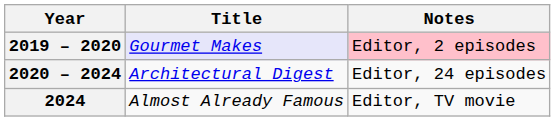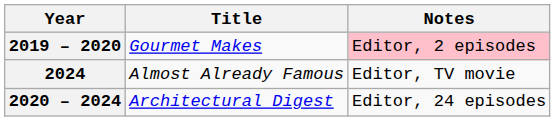(196, 46) lavender background -> (196, 46) no background
rows swapped: (65, 74) <-> (65, 102)
